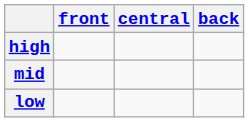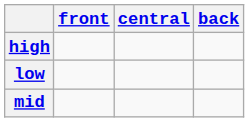rows swapped: (29, 75) <-> (29, 103)
